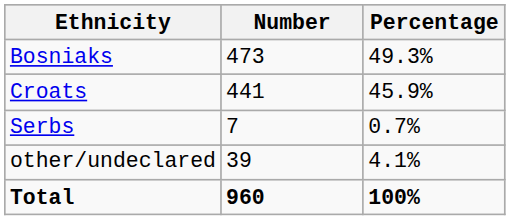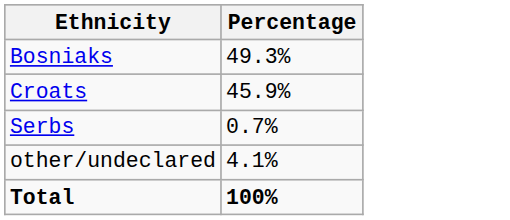- column: (292, 22)
